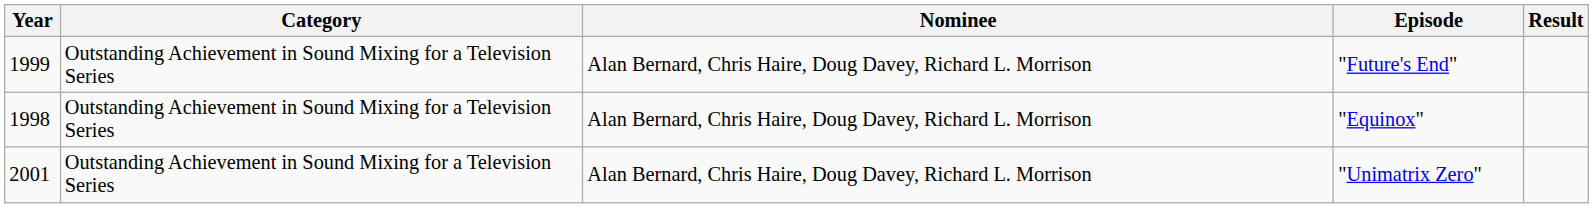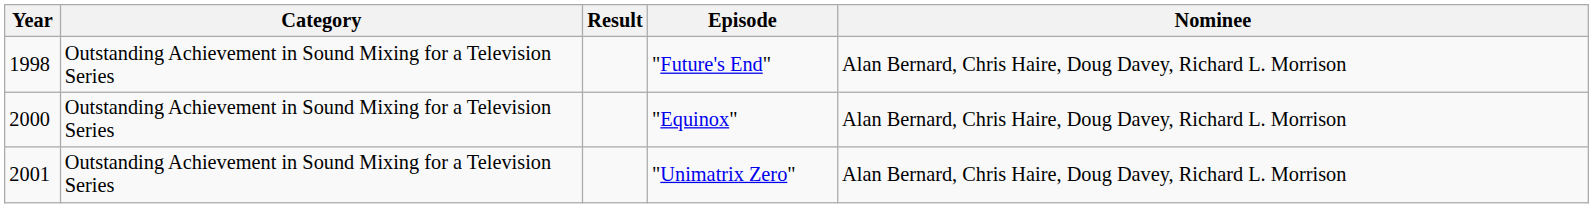columns swapped: (958, 20) <-> (1556, 20)
(30, 64) 1999 -> (30, 64) 1998
(30, 119) 1998 -> (30, 119) 2000
